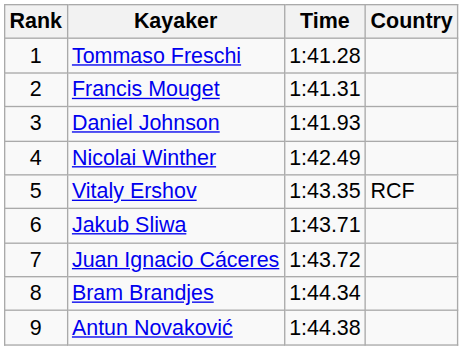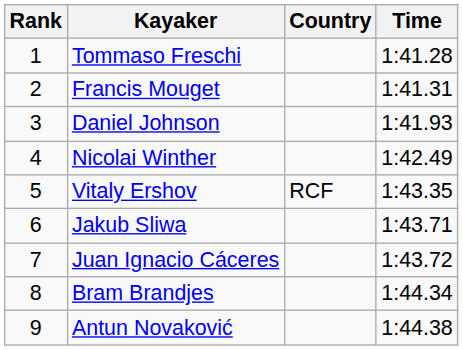columns swapped: (412, 21) <-> (325, 21)
